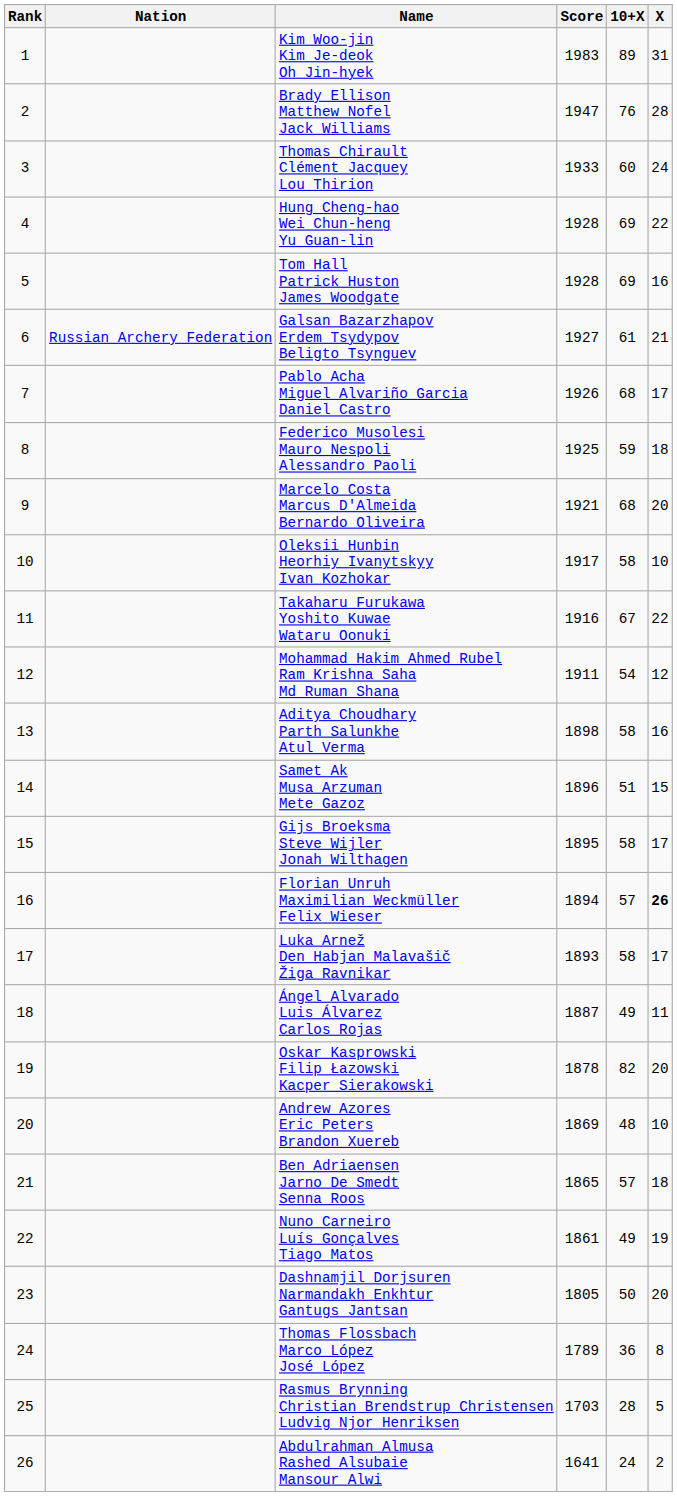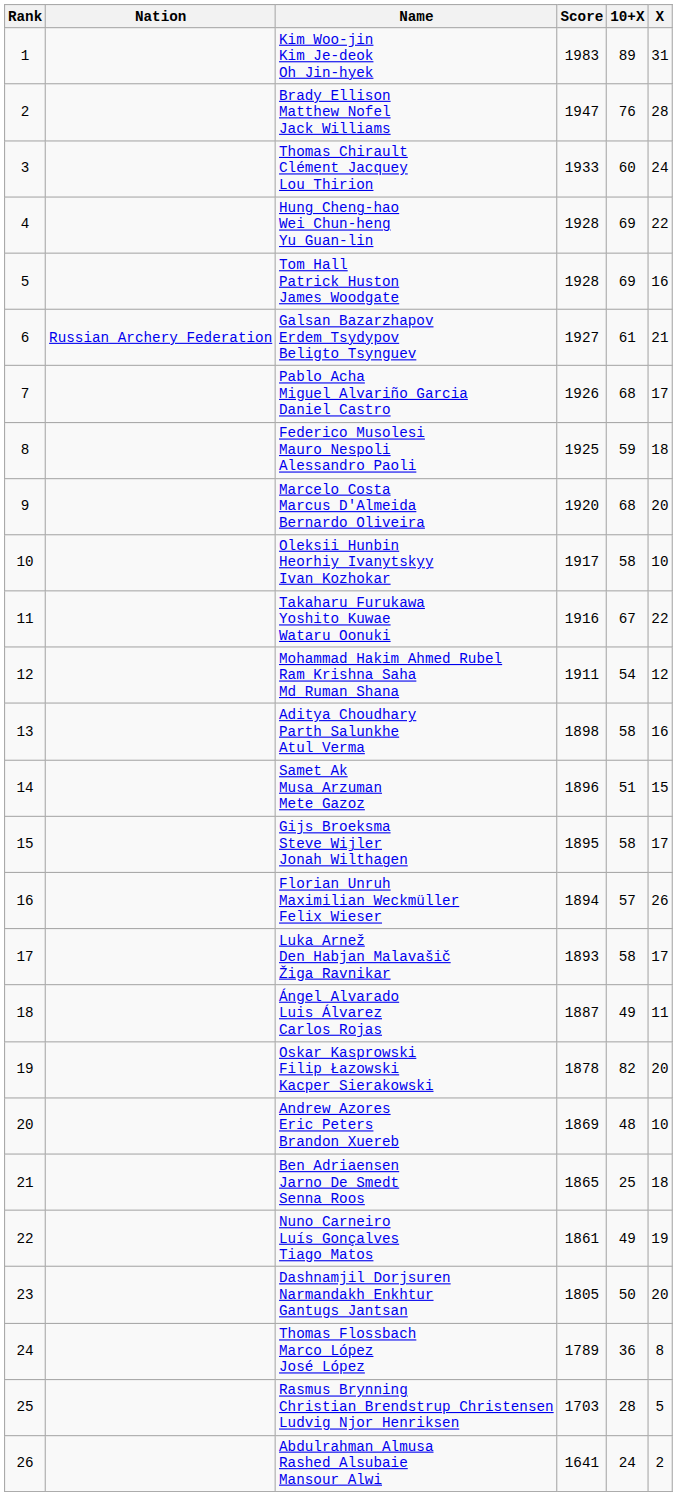(582, 506) 1921 -> (582, 506) 1920
(660, 901) bold -> (660, 901) normal
(627, 1182) 57 -> (627, 1182) 25
